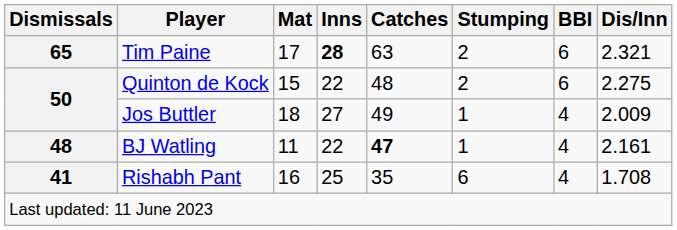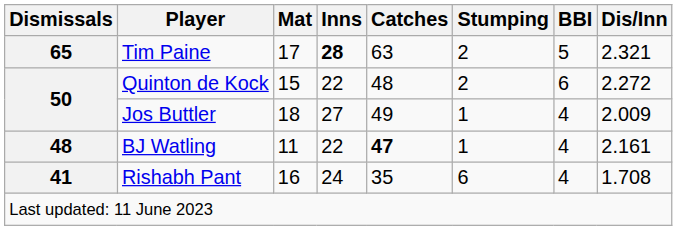(564, 51) 6 -> (564, 51) 5
(626, 83) 2.275 -> (626, 83) 2.272
(332, 177) 25 -> (332, 177) 24
